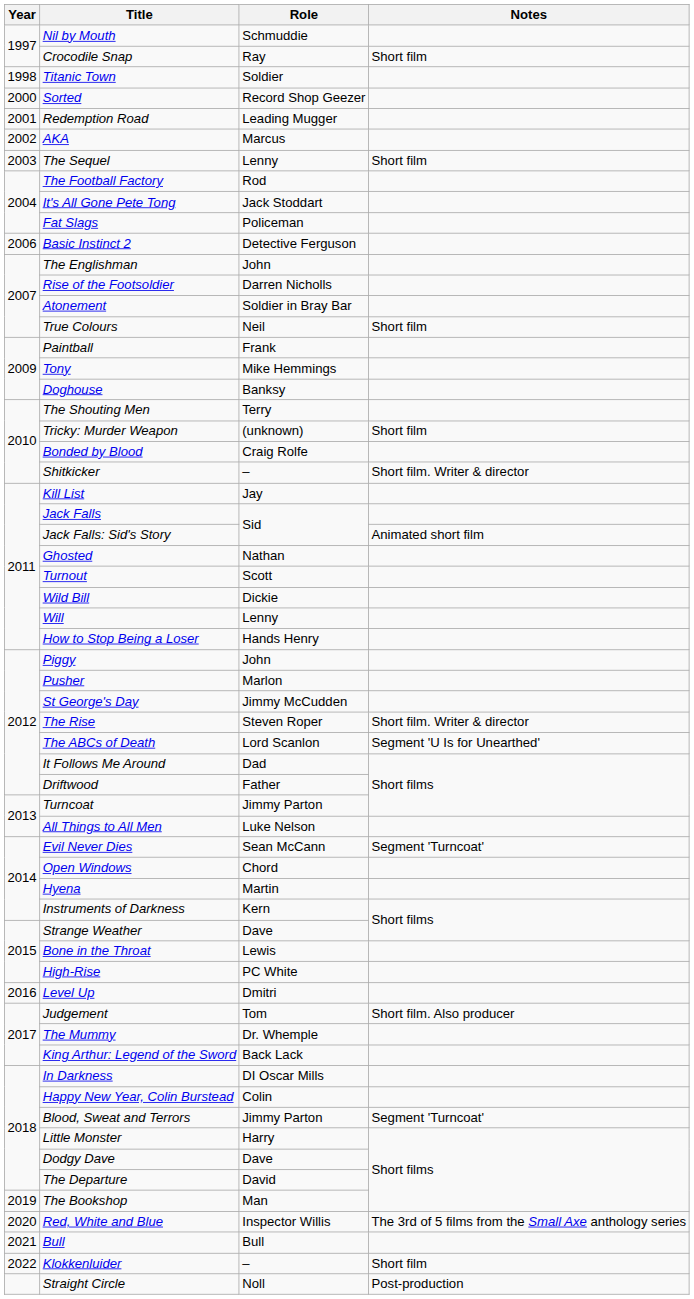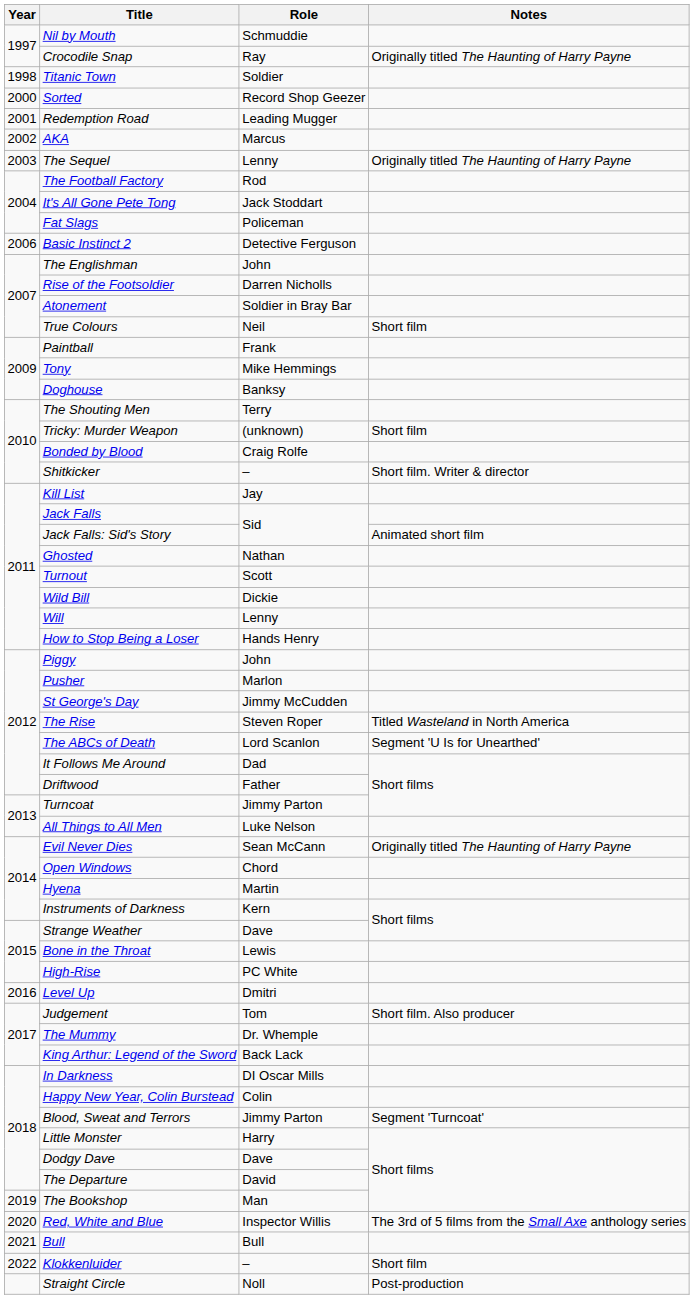(399, 56) Short film -> (501, 56) Originally titled The Haunting of Harry Payne
(399, 160) Short film -> (501, 160) Originally titled The Haunting of Harry Payne
(450, 722) Short film. Writer & director -> (470, 722) Titled Wasteland in North America
(428, 847) Segment 'Turncoat' -> (501, 847) Originally titled The Haunting of Harry Payne
